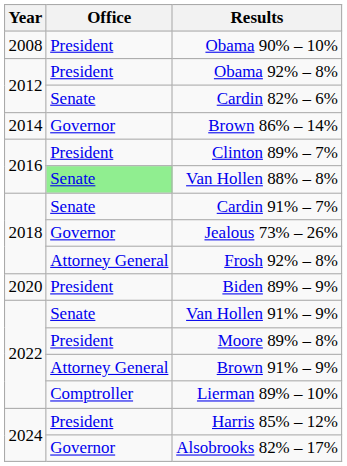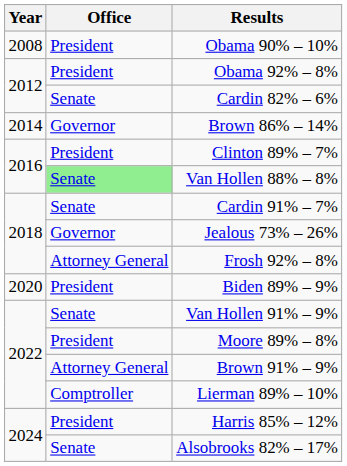(83, 448) Governor -> (73, 448) Senate
